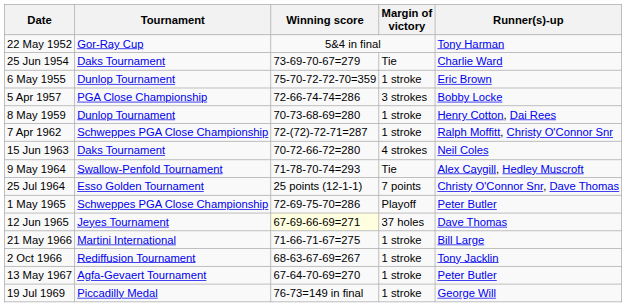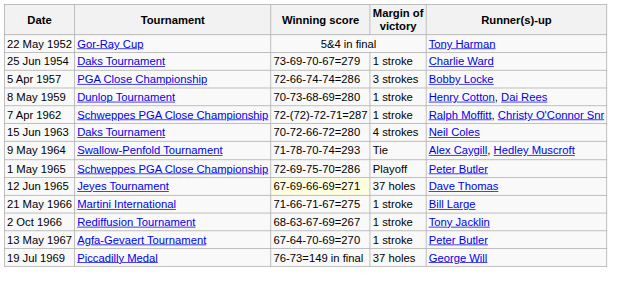(389, 62) Tie -> (393, 62) 1 stroke
- row: (36, 79)
- row: (36, 186)
(402, 293) 1 stroke -> (394, 258) 37 holes
